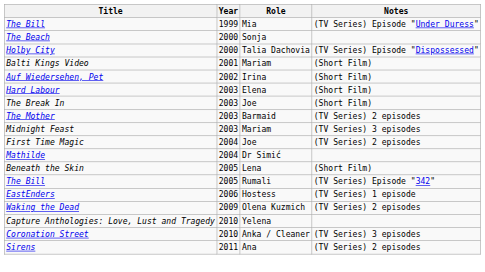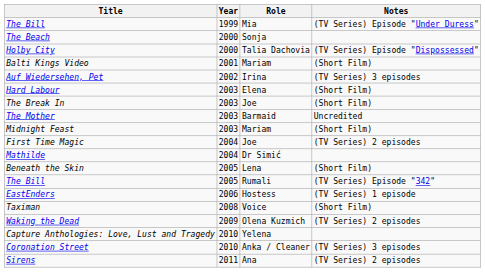(343, 77) (Short Film) -> (367, 77) (TV Series) 3 episodes
(367, 116) (TV Series) 2 episodes -> (338, 116) Uncredited
(367, 129) (TV Series) 3 episodes -> (343, 129) (Short Film)
+ row: (23, 208)
